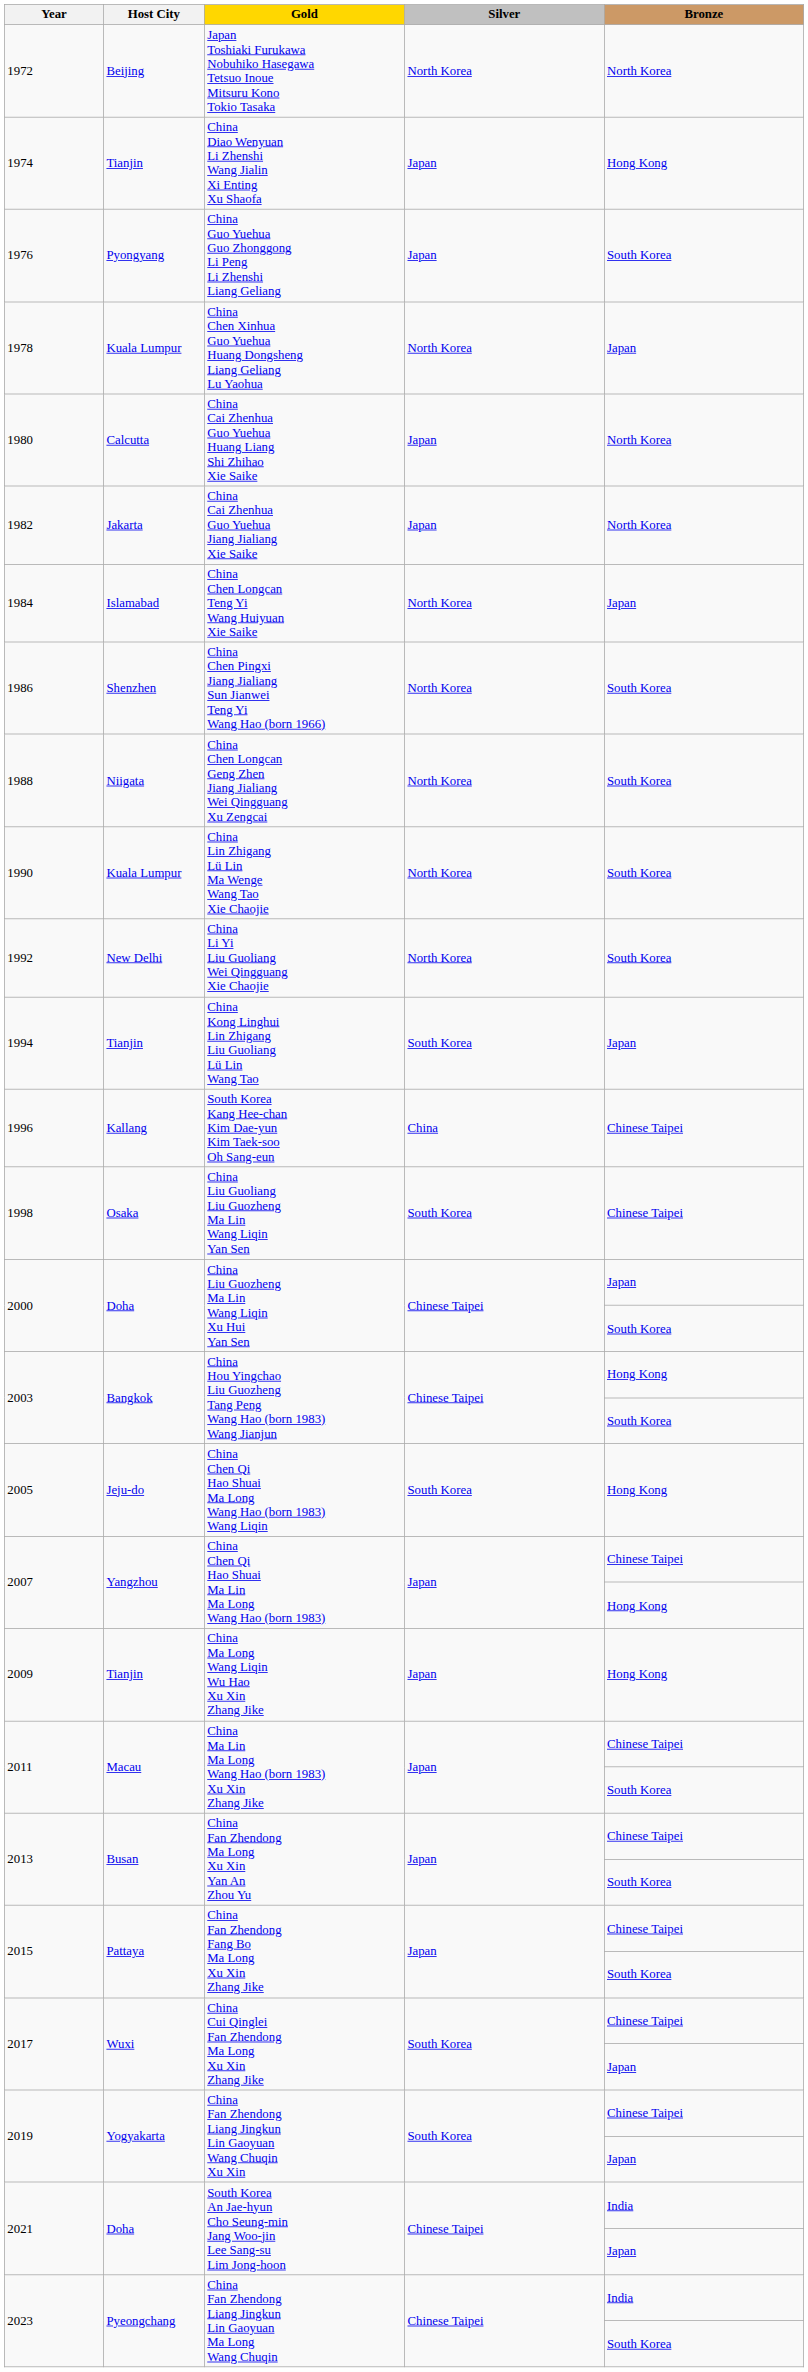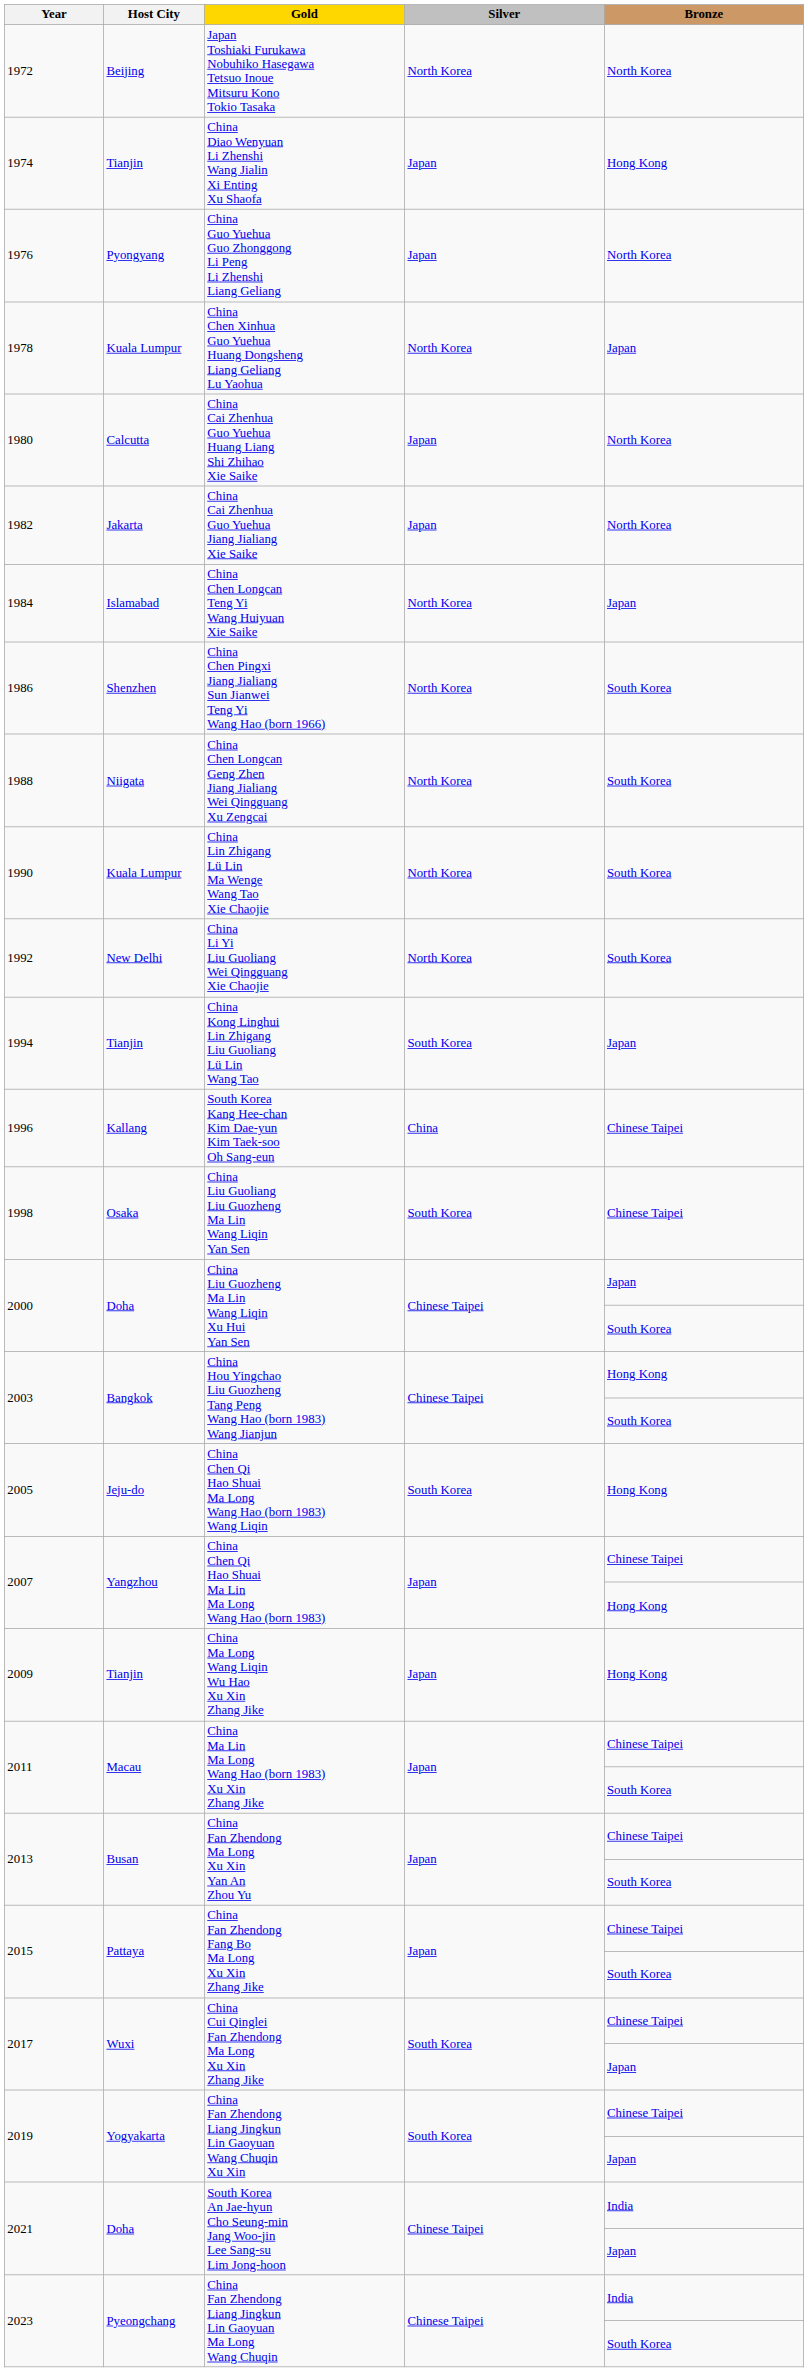(639, 255) South Korea -> (639, 255) North Korea
